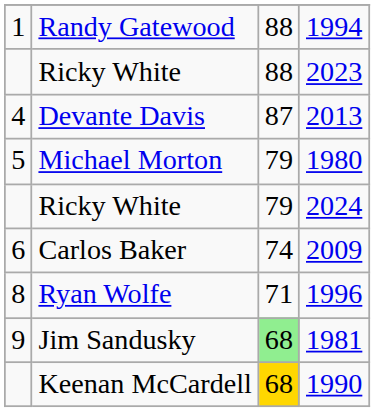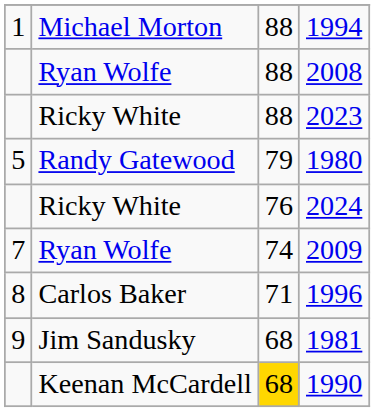(137, 26) Randy Gatewood -> (130, 26) Michael Morton
+ row: (334, 71)
- row: (334, 116)
(130, 160) Michael Morton -> (137, 160) Randy Gatewood
(279, 205) 79 -> (279, 205) 76
(18, 250) 6 -> (18, 250) 7
(112, 250) Carlos Baker -> (105, 250) Ryan Wolfe
(105, 294) Ryan Wolfe -> (112, 294) Carlos Baker
(279, 339) lightgreen background -> (279, 339) no background
